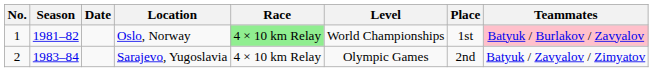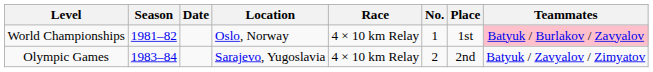columns swapped: (17, 14) <-> (386, 14)
(277, 35) lightgreen background -> (375, 35) no background
